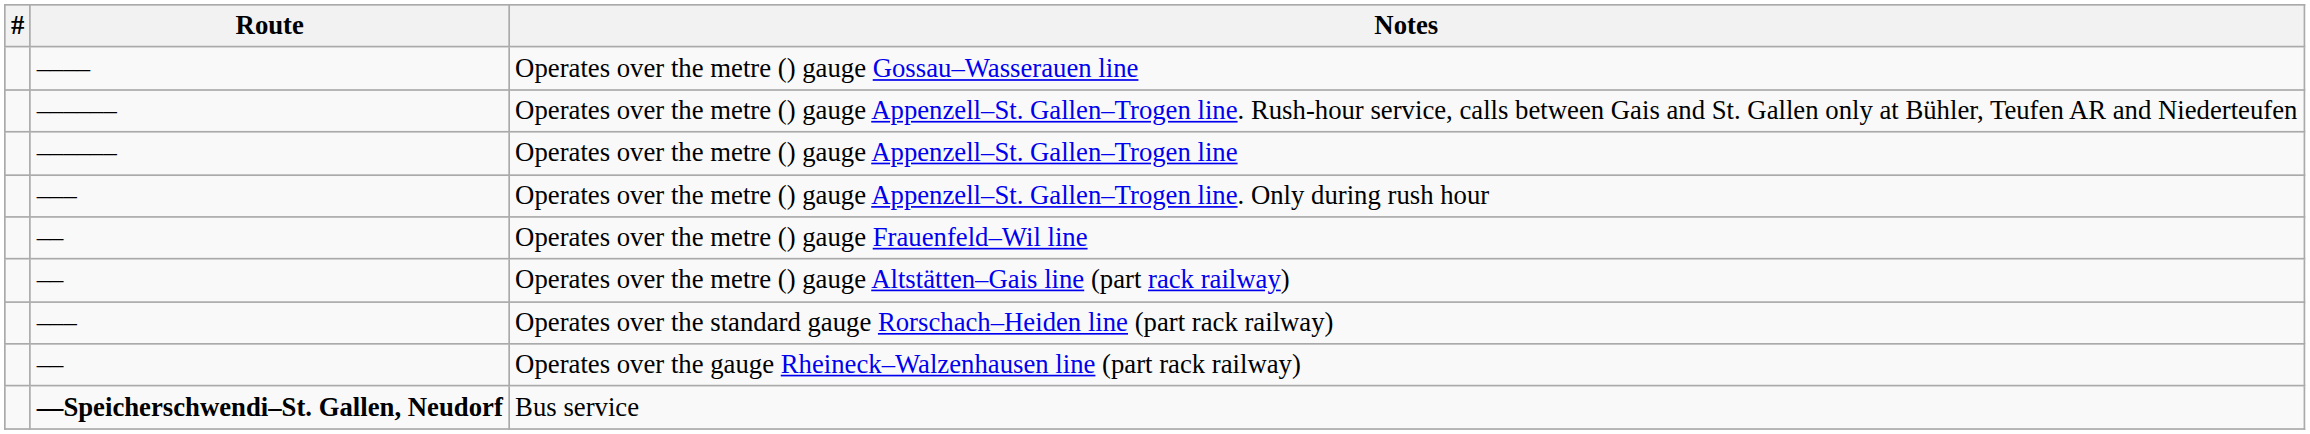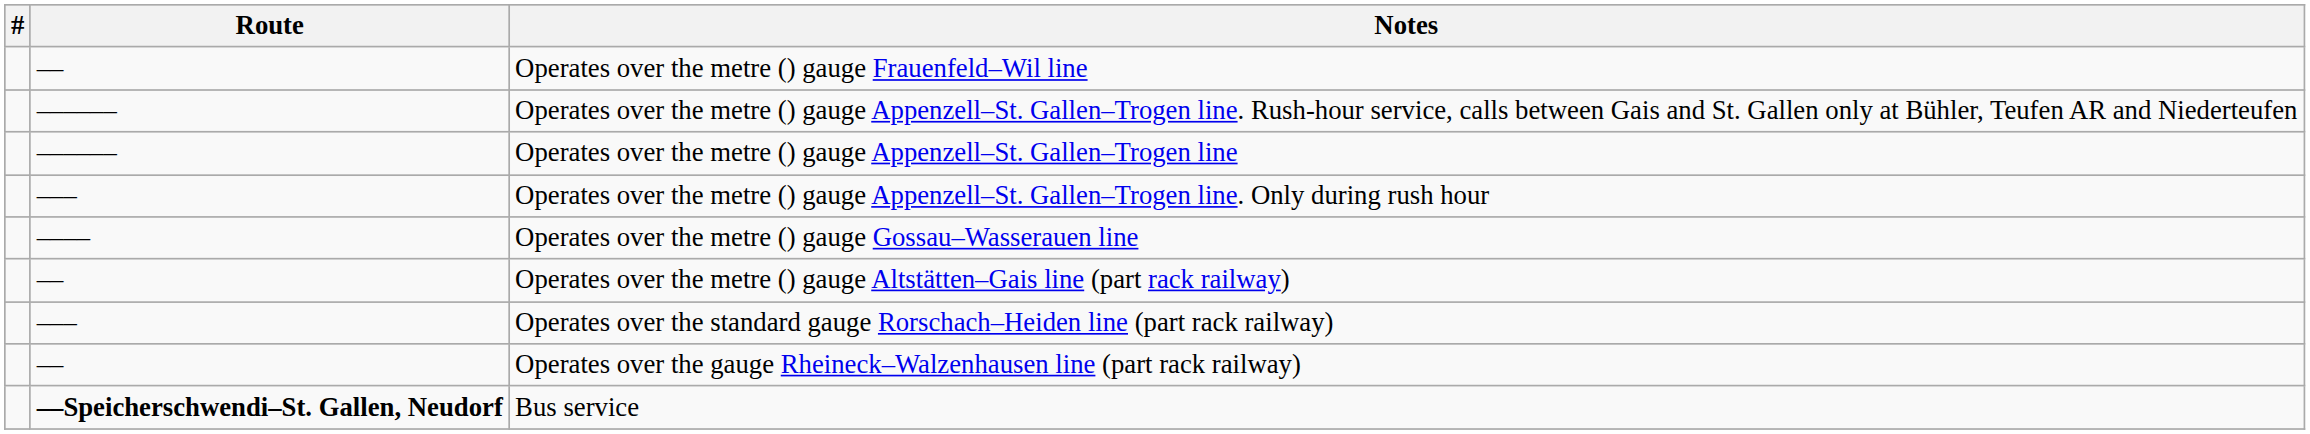rows swapped: (801, 237) <-> (827, 68)
